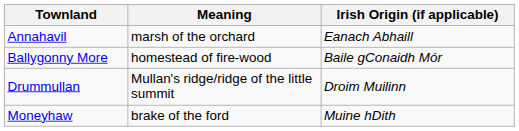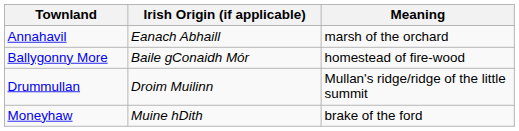columns swapped: (418, 15) <-> (224, 15)
